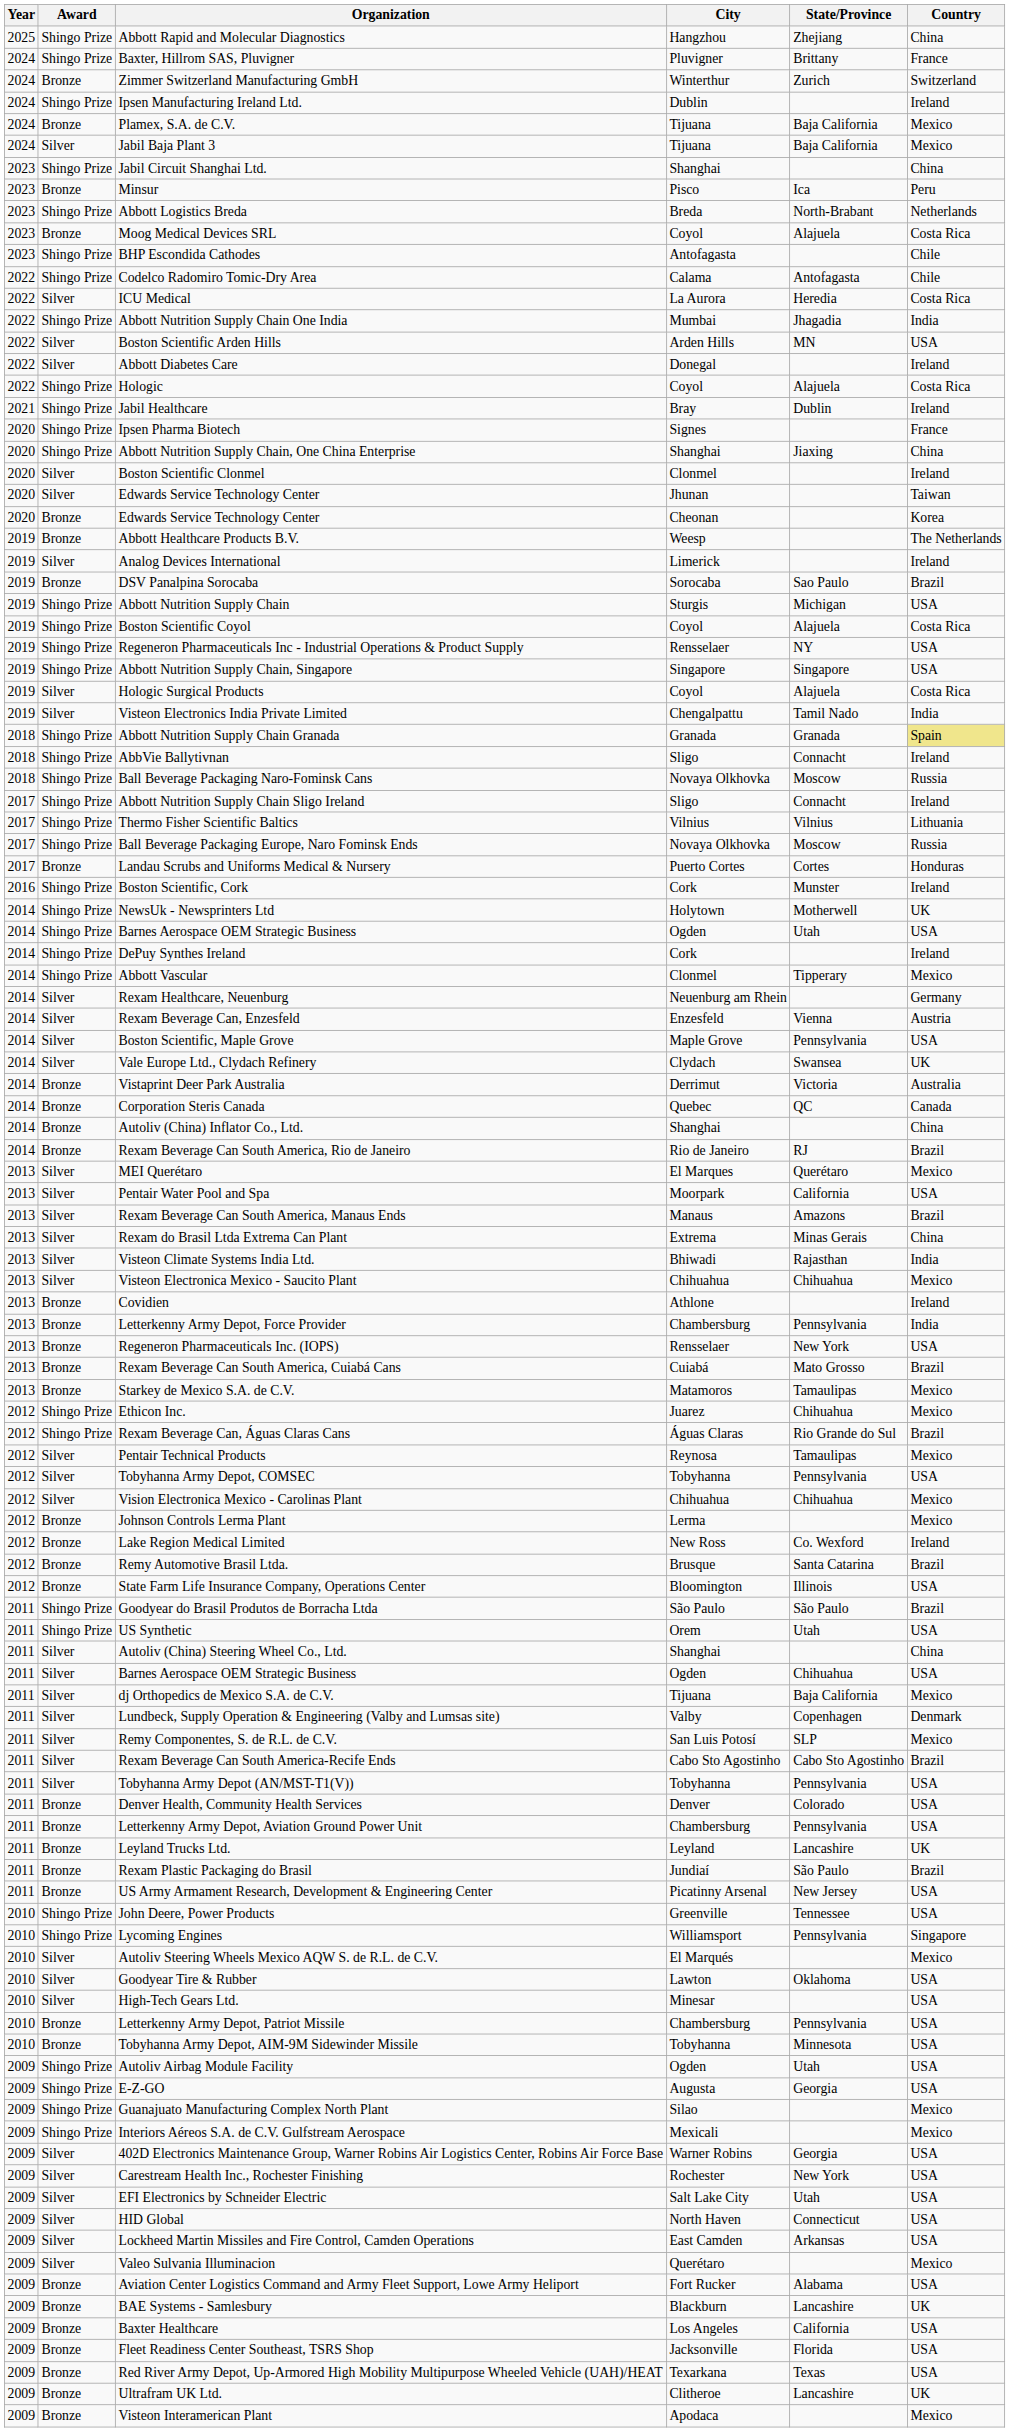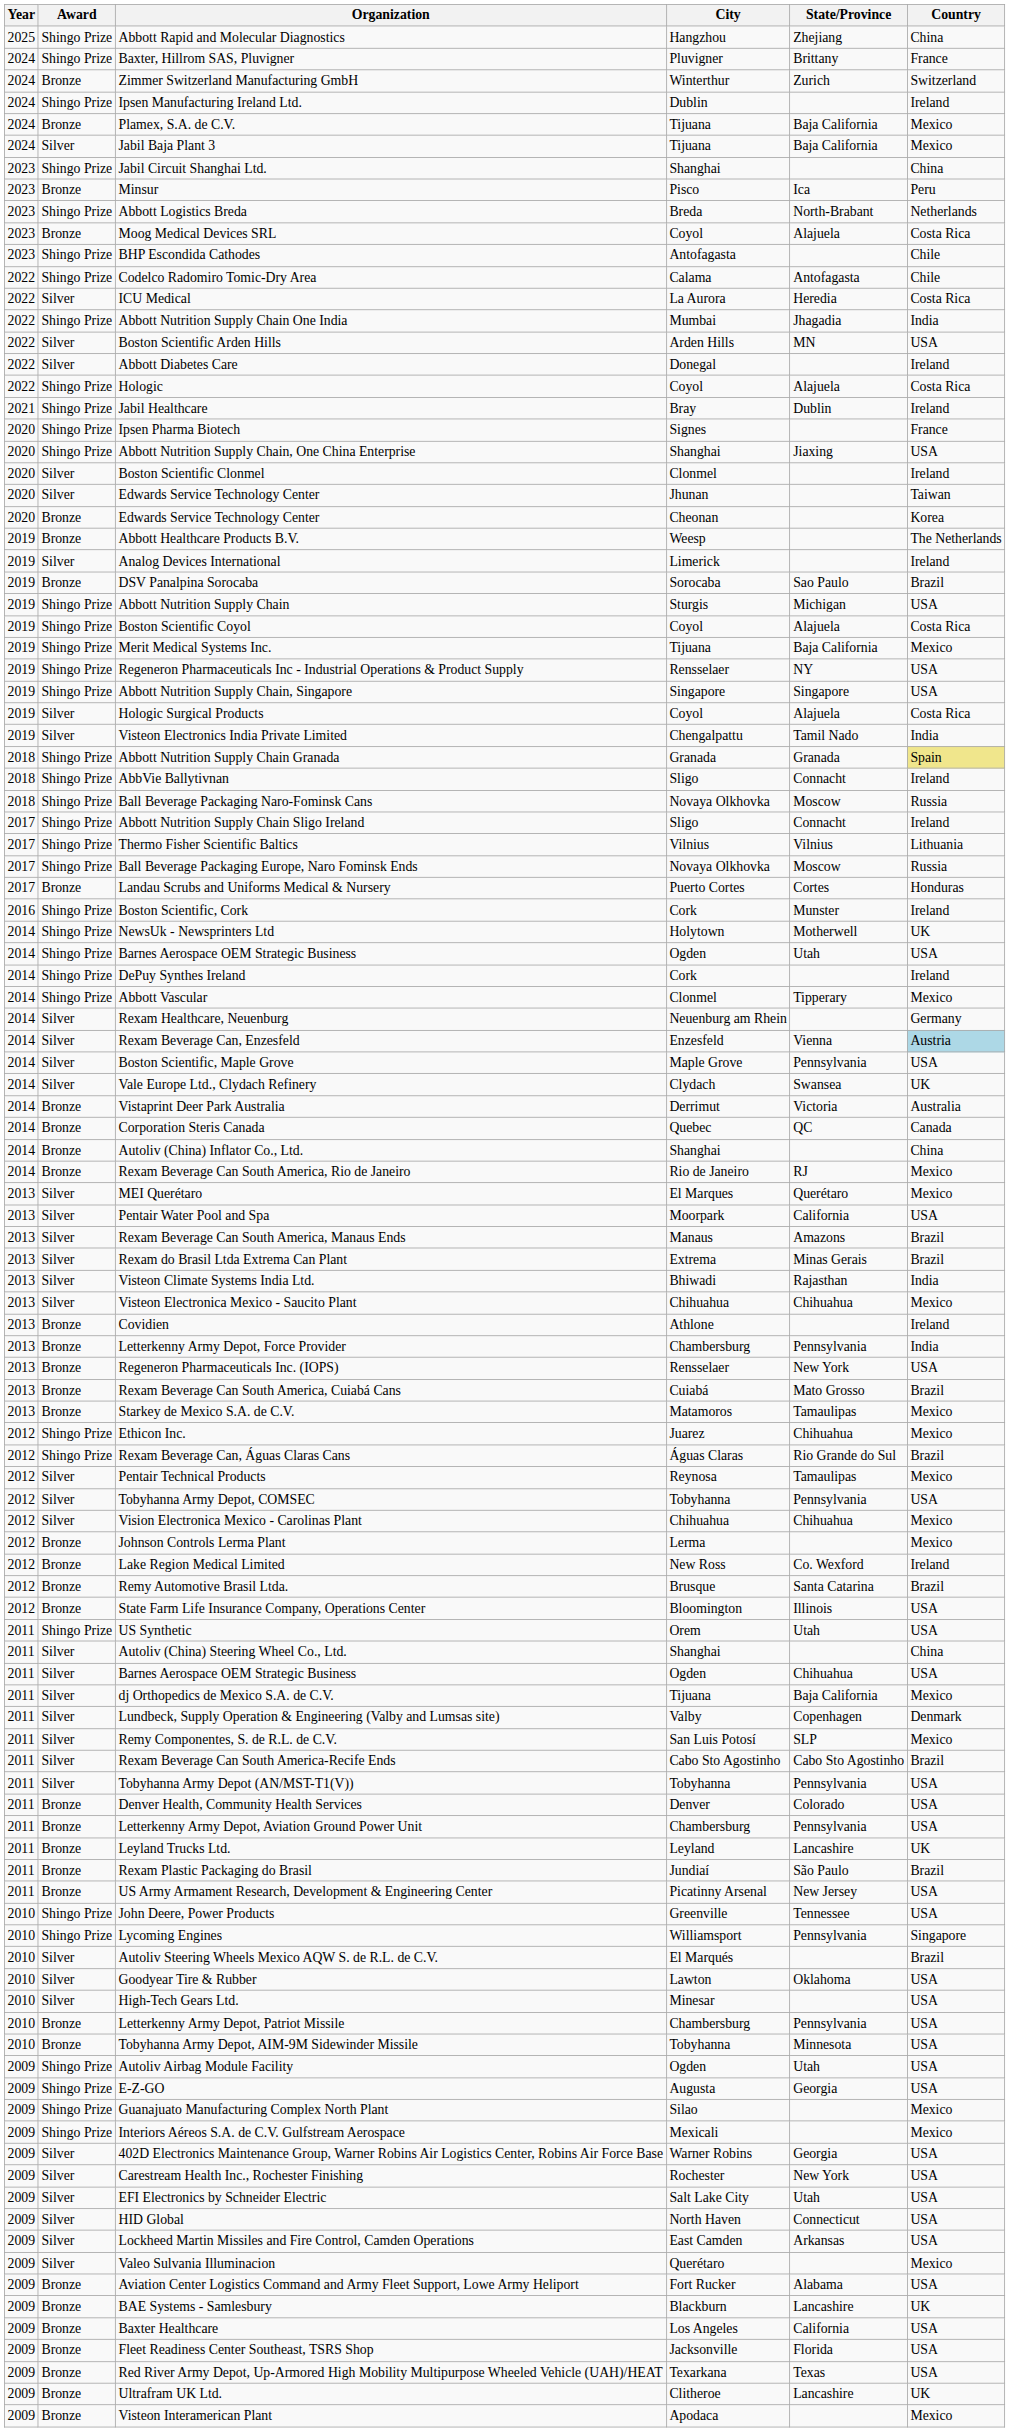(927, 451) China -> (924, 451) USA
+ row: (77, 648)
(931, 1019) no background -> (931, 1041) lightblue background
(927, 1150) Brazil -> (931, 1172) Mexico
(927, 1237) China -> (927, 1259) Brazil
- row: (77, 1608)
(931, 1957) Mexico -> (927, 1957) Brazil
